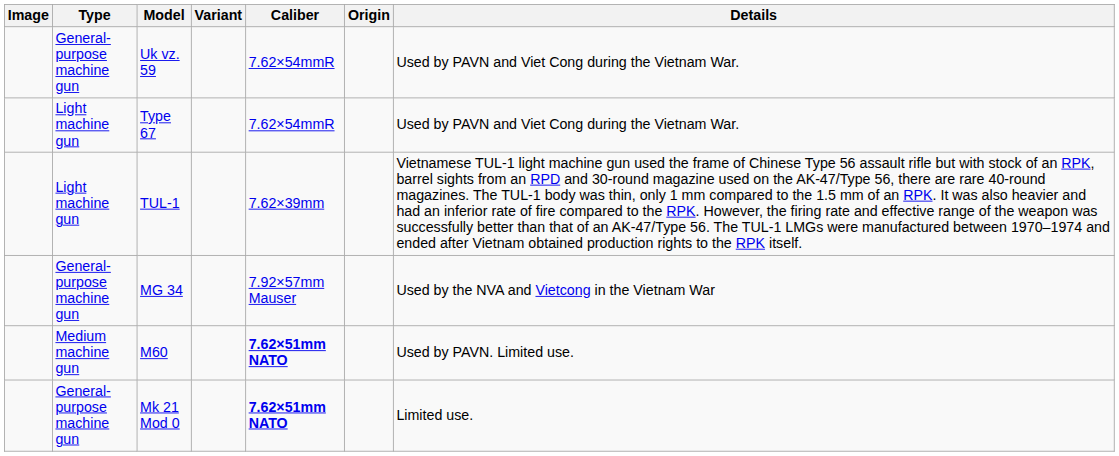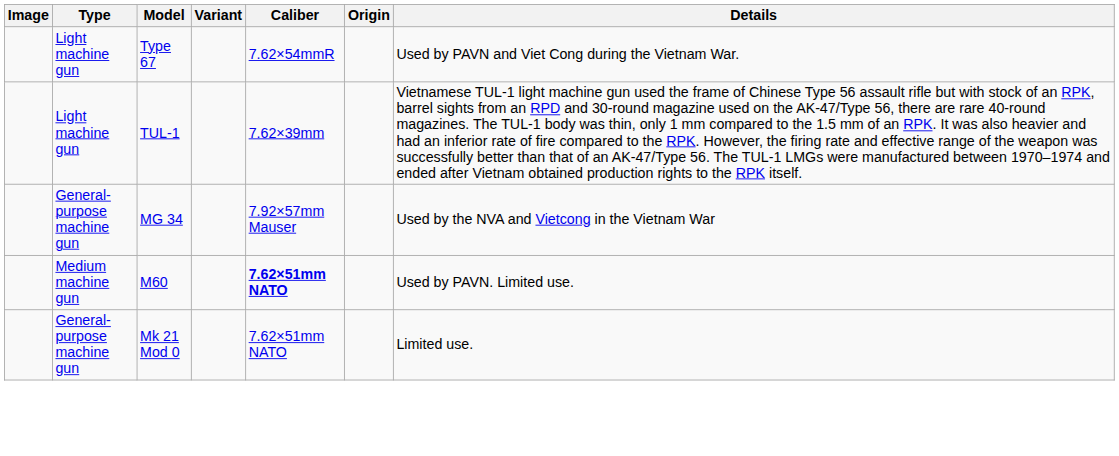- row: (160, 62)
(287, 415) bold -> (286, 344) normal
